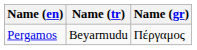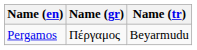columns swapped: (161, 14) <-> (98, 14)
